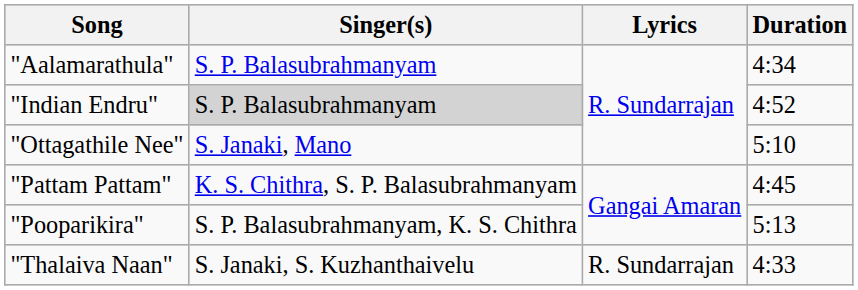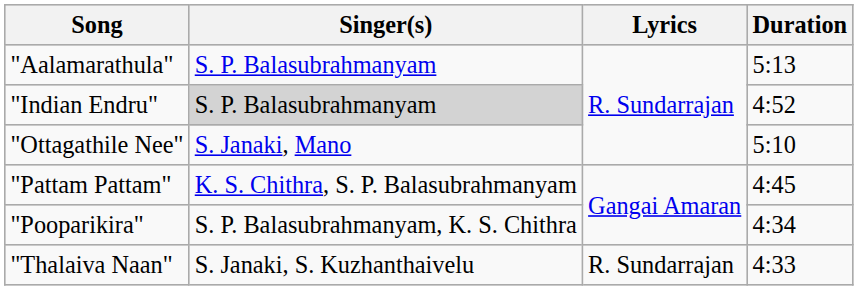(774, 64) 4:34 -> (774, 64) 5:13
(774, 225) 5:13 -> (774, 225) 4:34
